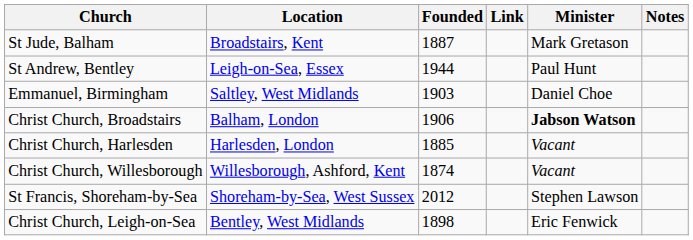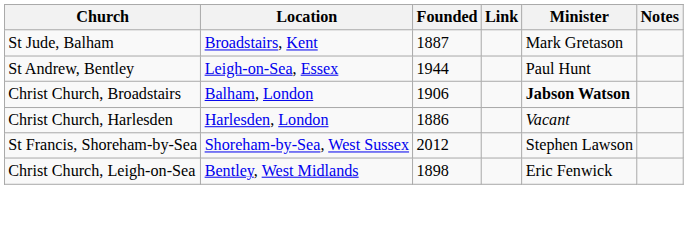- row: (88, 94)
(438, 145) 1885 -> (433, 119) 1886
- row: (105, 171)
